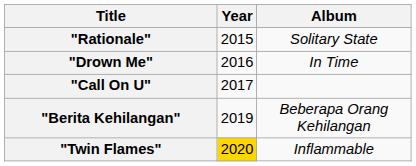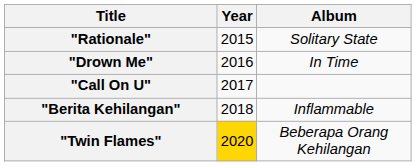(237, 117) 2019 -> (237, 109) 2018
(334, 117) Beberapa Orang Kehilangan -> (334, 109) Inflammable
(334, 149) Inflammable -> (334, 141) Beberapa Orang Kehilangan
